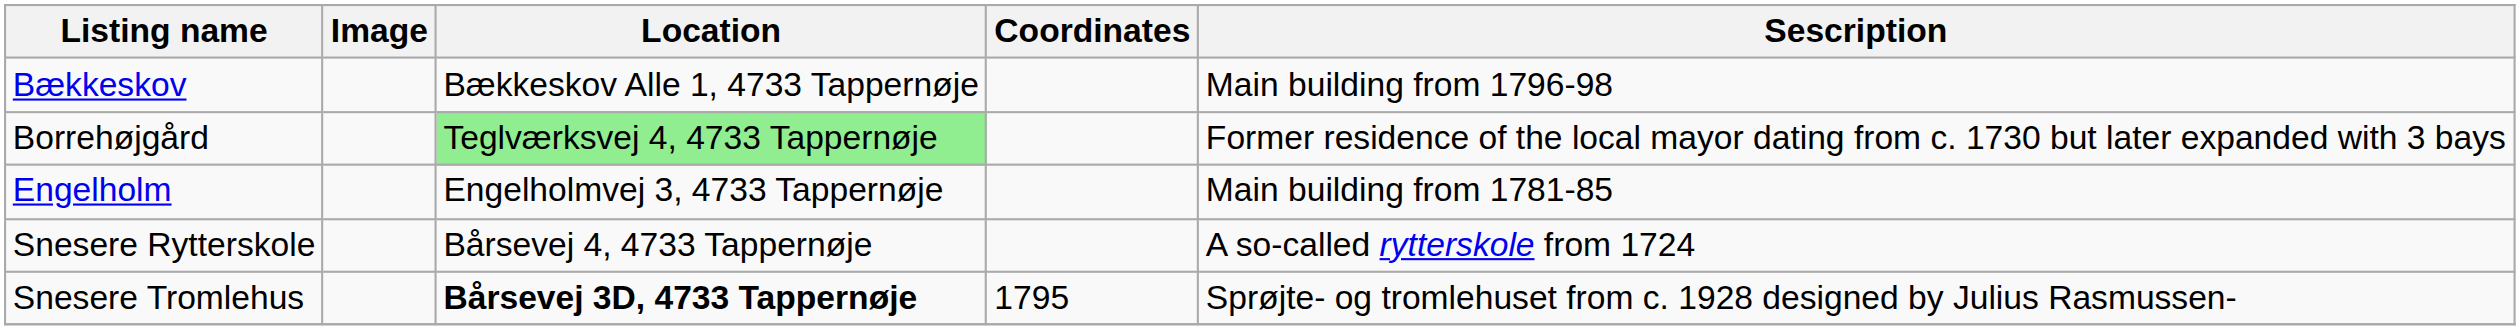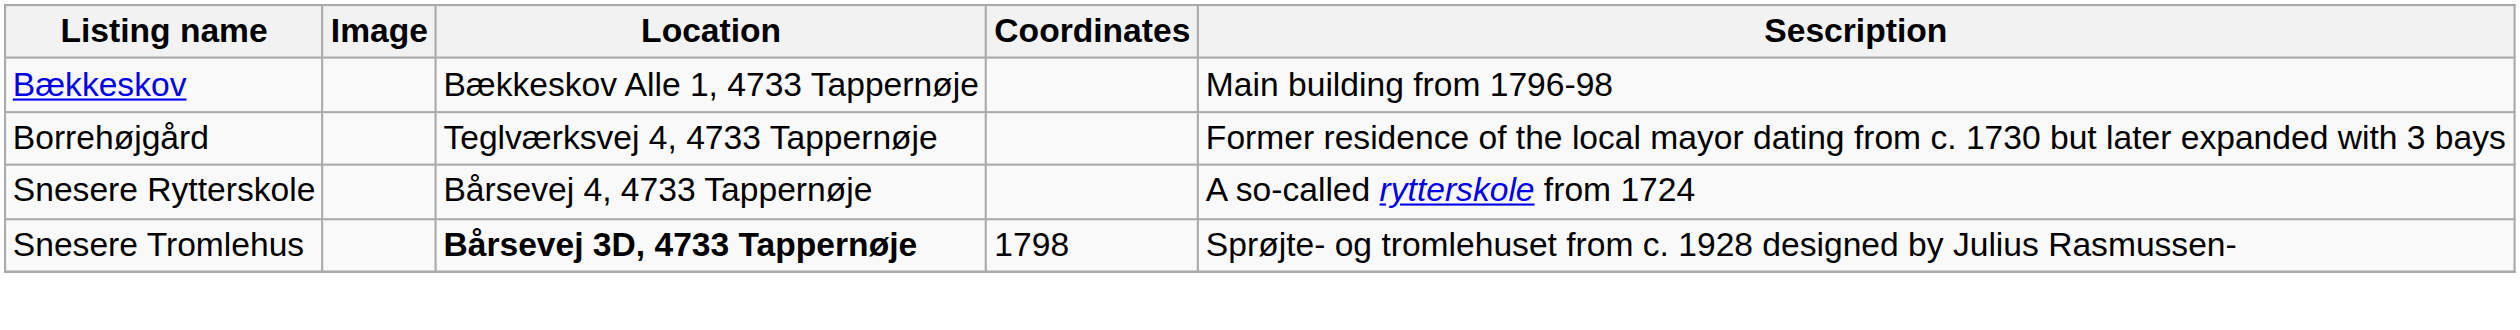(691, 137) lightgreen background -> (691, 137) no background
- row: (92, 191)
(1032, 297) 1795 -> (1032, 244) 1798
